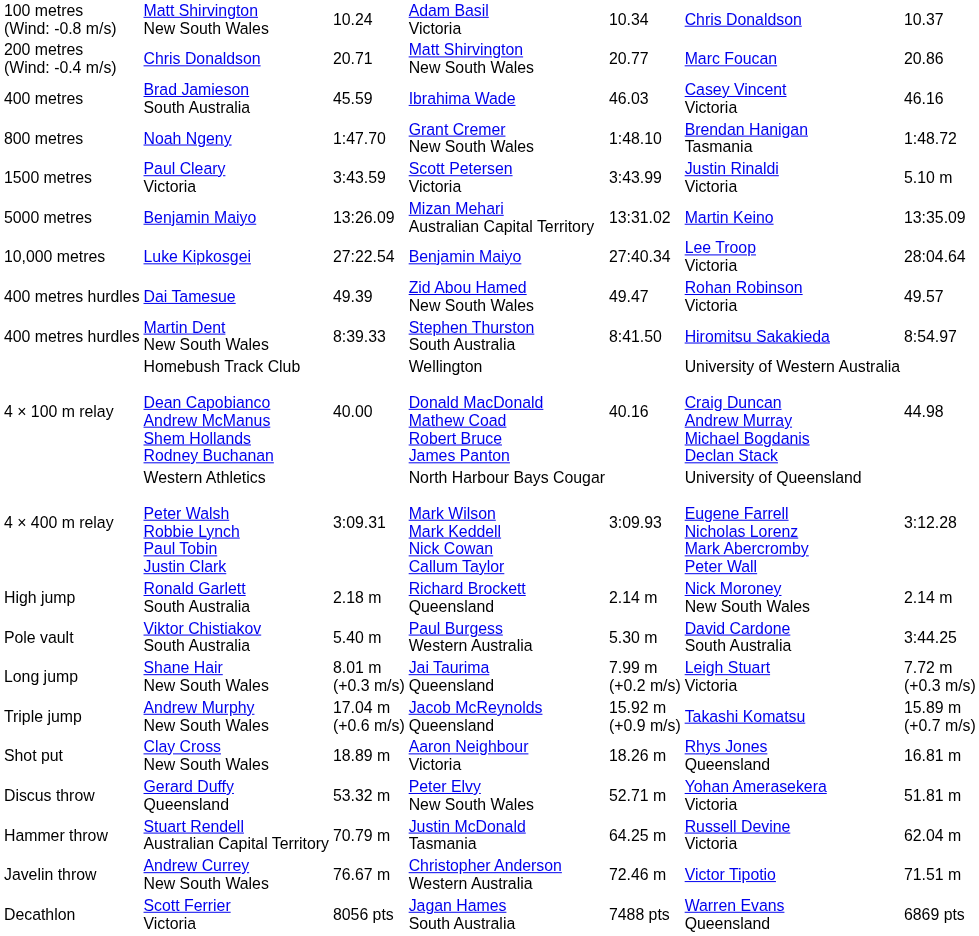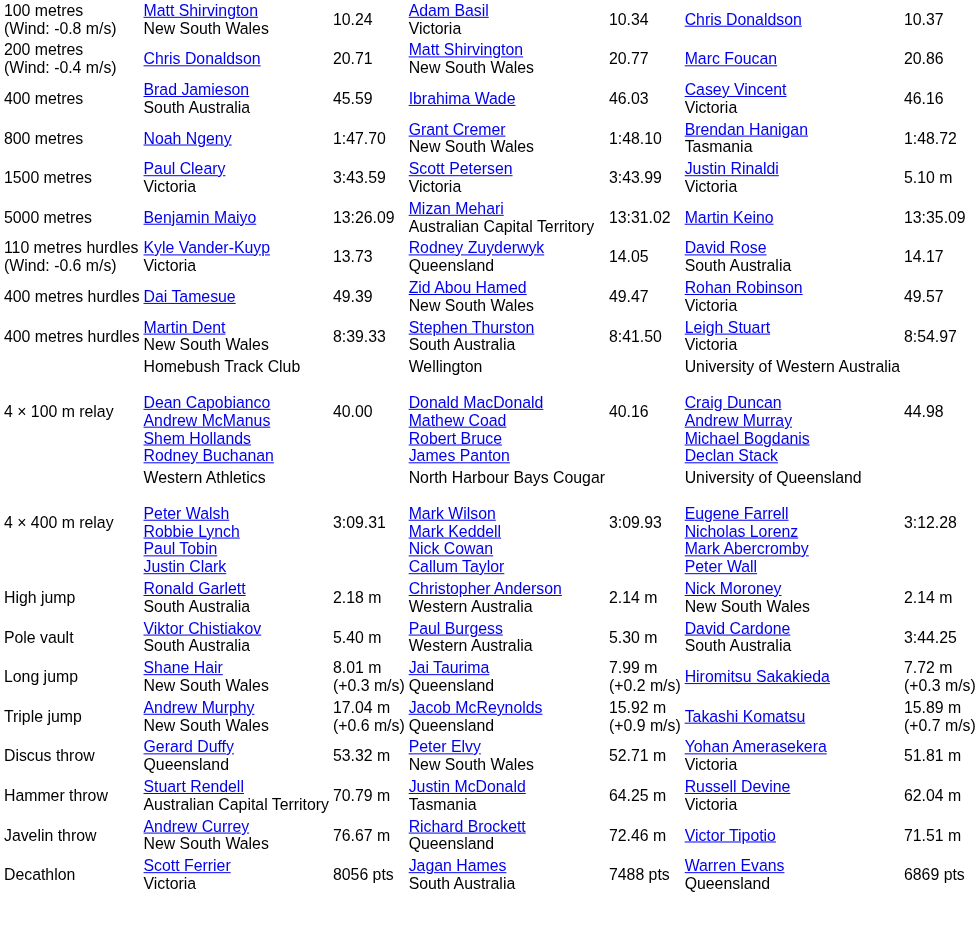- row: (197, 257)
+ row: (207, 257)
(757, 336) Hiromitsu Sakakieda -> (727, 336) Leigh Stuart Victoria
(467, 597) Richard Brockett Queensland -> (485, 597) Christopher Anderson Western Australia
(727, 677) Leigh Stuart Victoria -> (757, 677) Hiromitsu Sakakieda
- row: (206, 756)
(485, 875) Christopher Anderson Western Australia -> (467, 835) Richard Brockett Queensland
